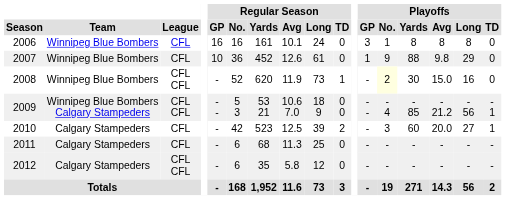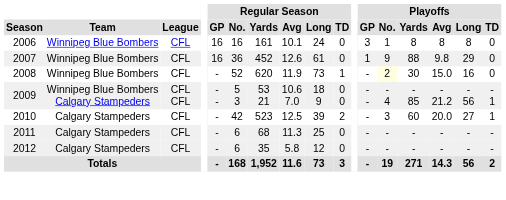(217, 58) 10 -> (217, 58) 16
(181, 80) CFL CFL -> (181, 74) CFL
(181, 166) CFL CFL -> (181, 148) CFL
